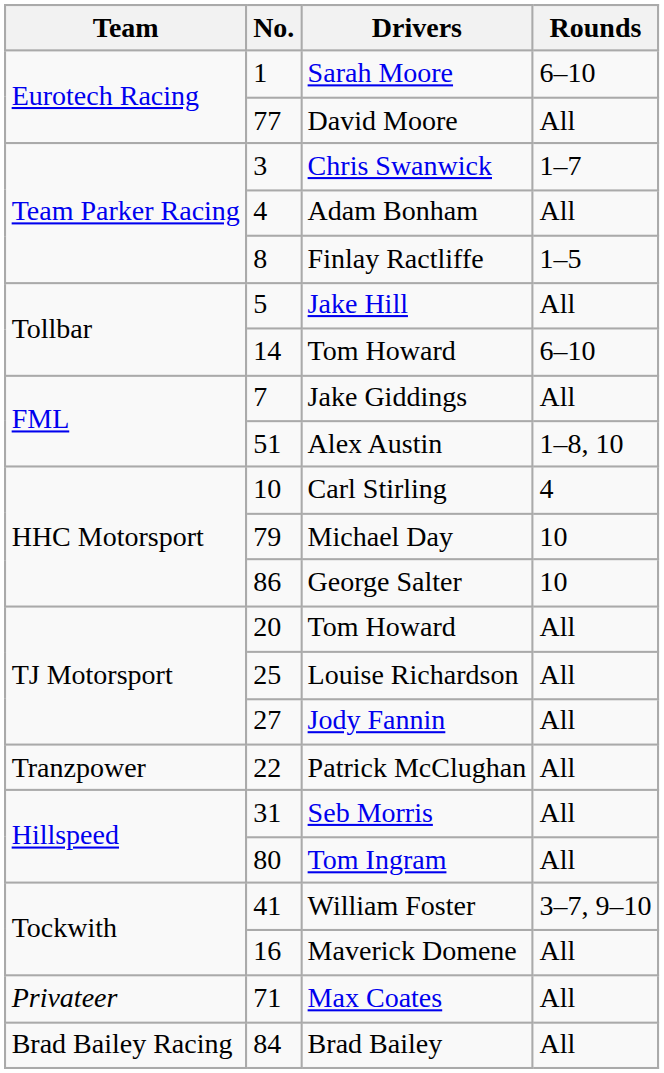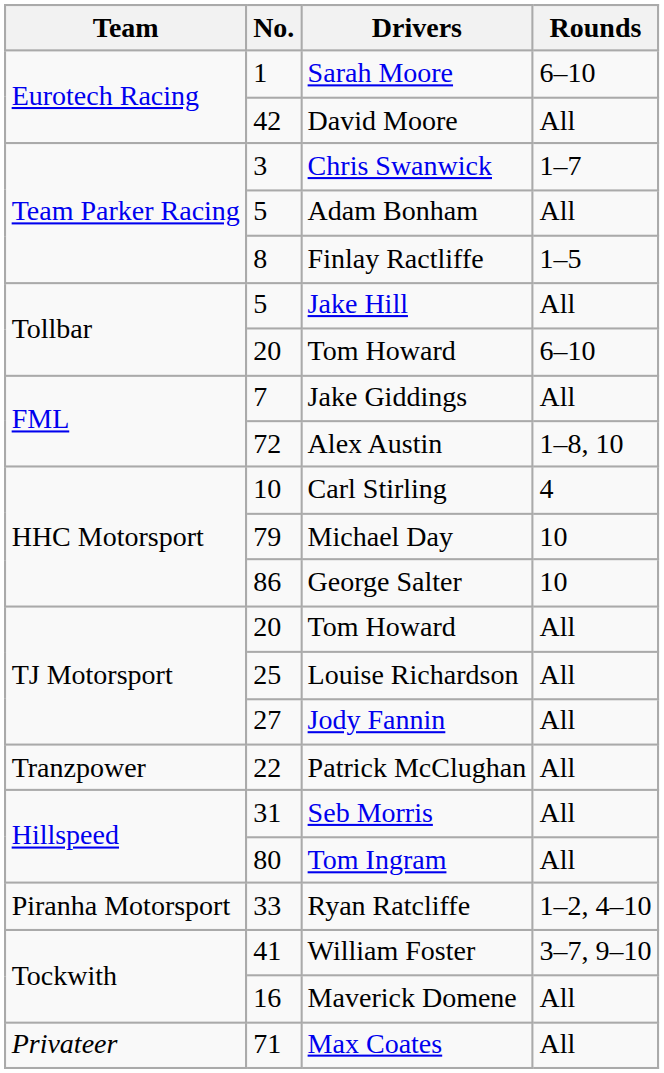(267, 119) 77 -> (267, 119) 42
(260, 212) 4 -> (260, 212) 5
(267, 350) 14 -> (267, 350) 20
(267, 443) 51 -> (267, 443) 72
+ row: (121, 905)
- row: (122, 1044)
